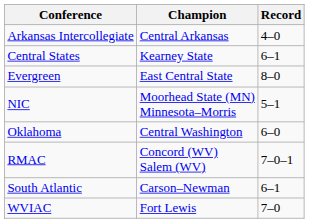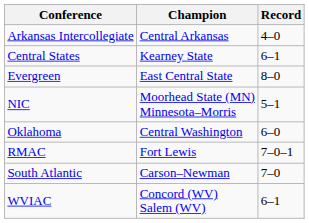(179, 159) Concord (WV) Salem (WV) -> (168, 152) Fort Lewis
(271, 187) 6–1 -> (271, 173) 7–0
(168, 208) Fort Lewis -> (179, 201) Concord (WV) Salem (WV)
(271, 208) 7–0 -> (271, 201) 6–1
